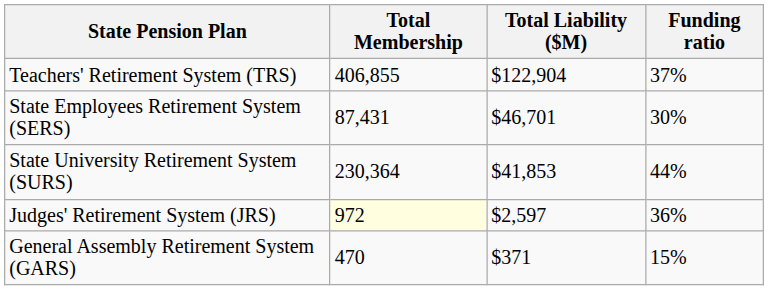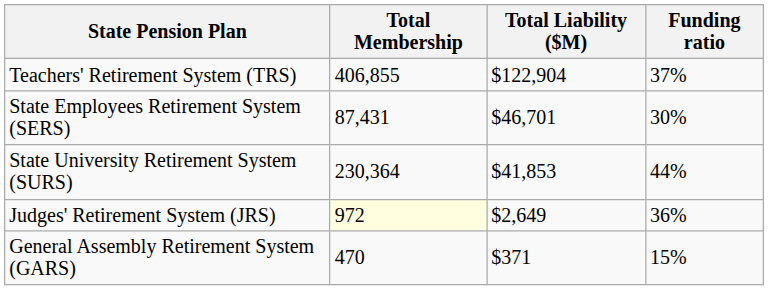(519, 214) $2,597 -> (519, 214) $2,649
